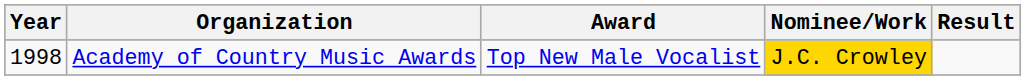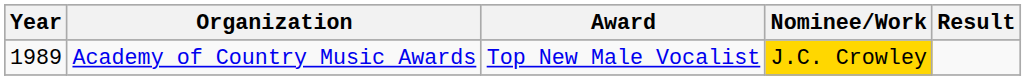(36, 58) 1998 -> (36, 58) 1989
